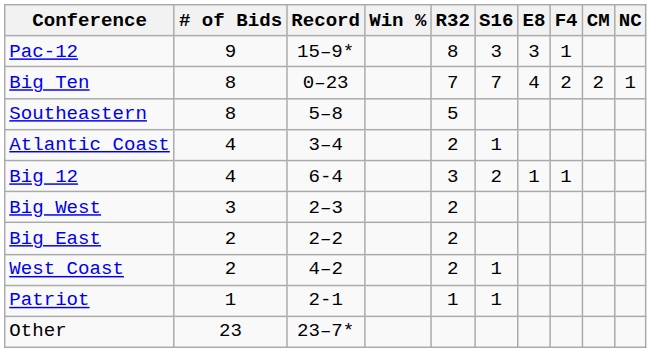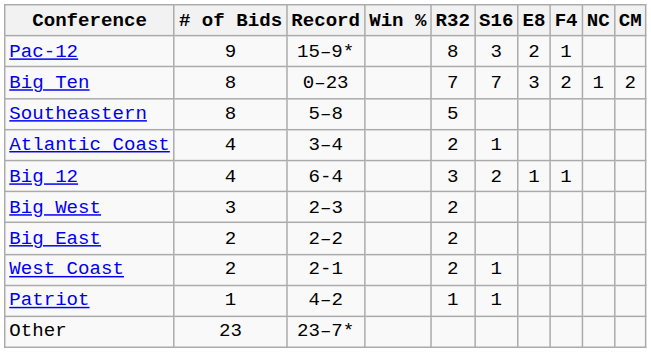columns swapped: (598, 20) <-> (630, 20)
(534, 51) 3 -> (534, 51) 2
(534, 83) 4 -> (534, 83) 3
(326, 269) 4–2 -> (326, 269) 2-1
(326, 301) 2-1 -> (326, 301) 4–2
